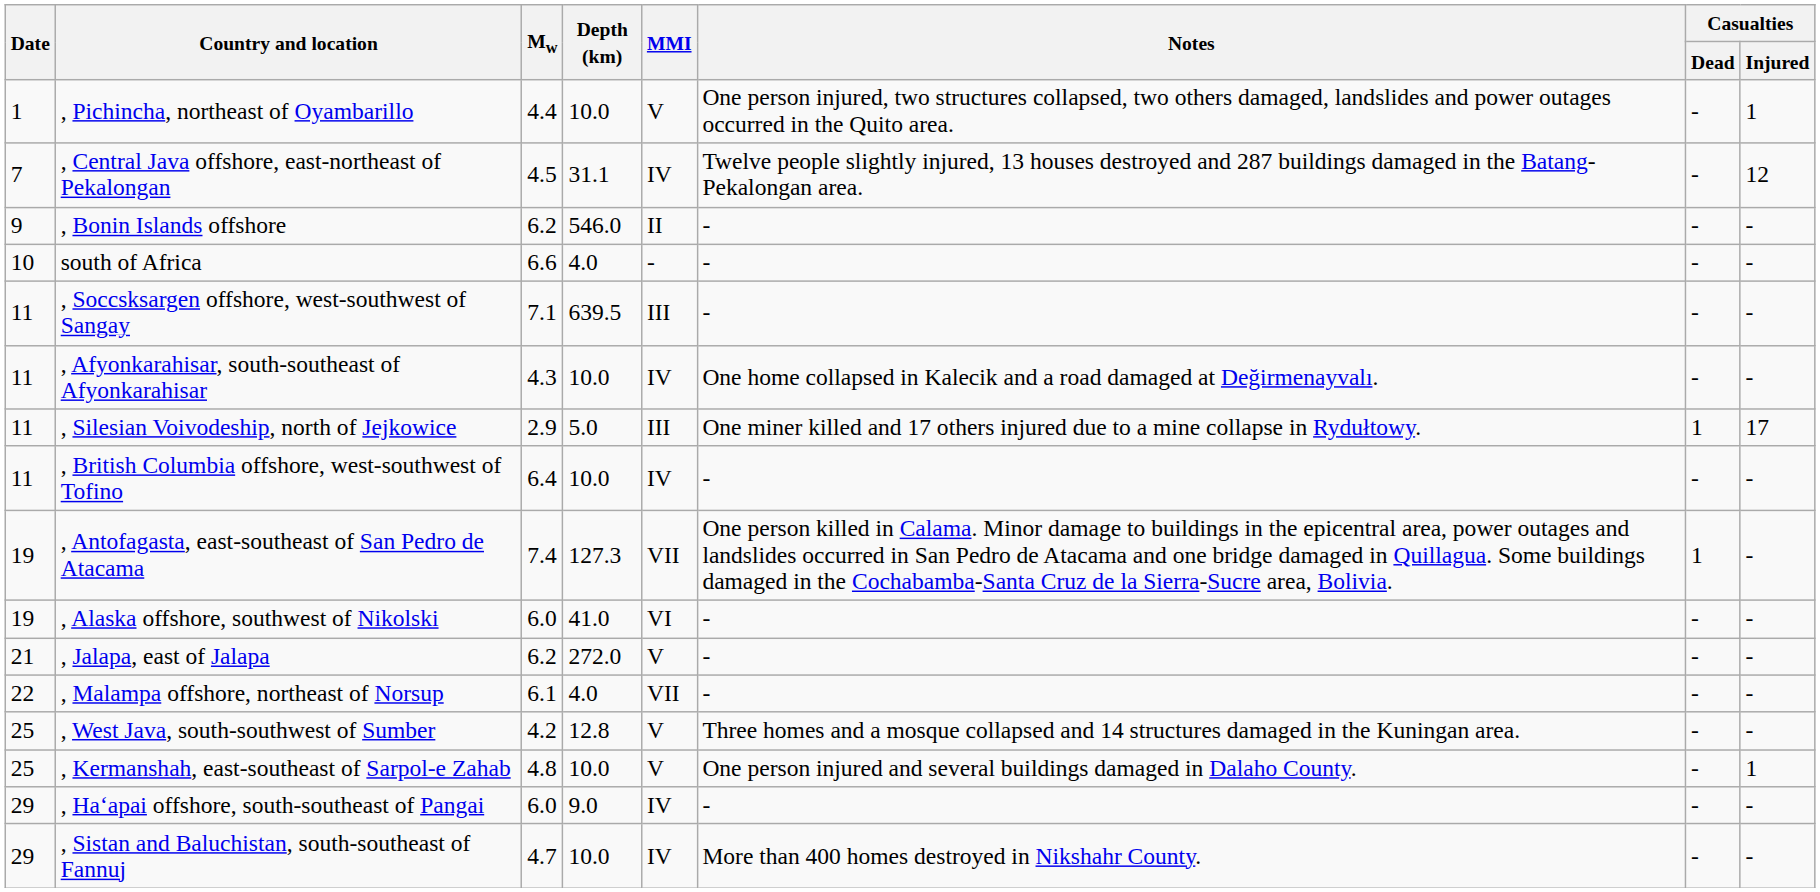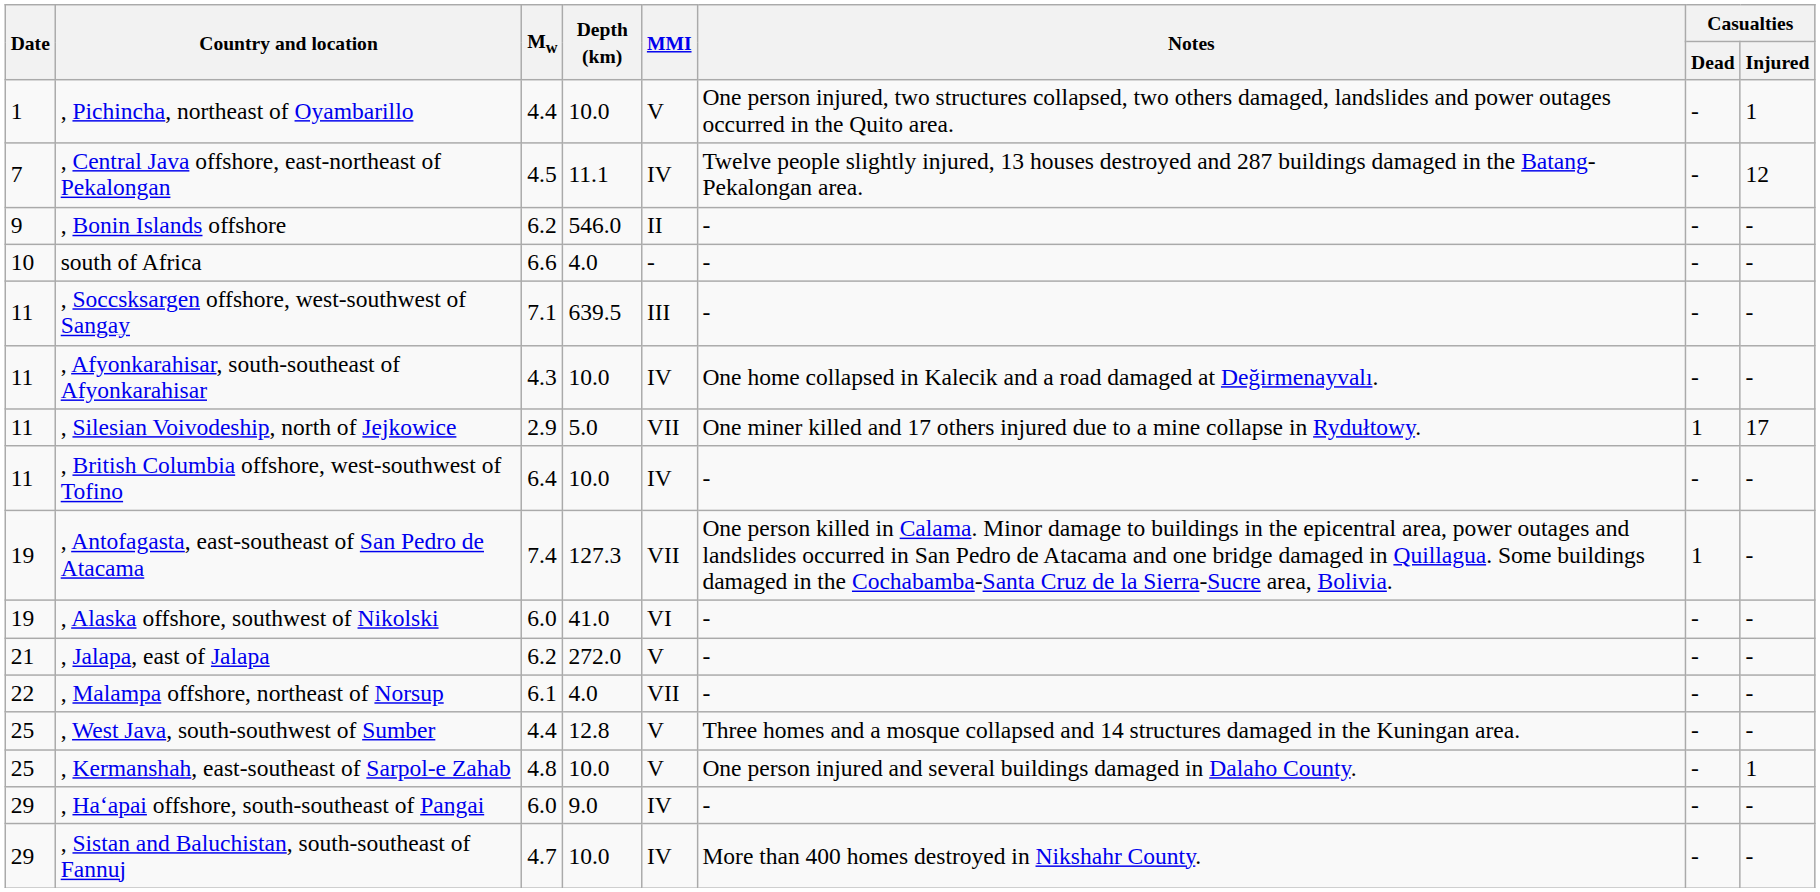(589, 174) 31.1 -> (589, 174) 11.1
(659, 427) III -> (663, 427) VII
(542, 730) 4.2 -> (542, 730) 4.4
